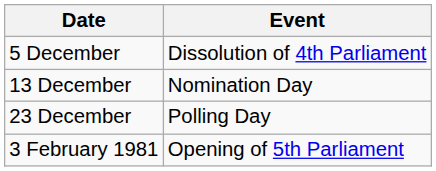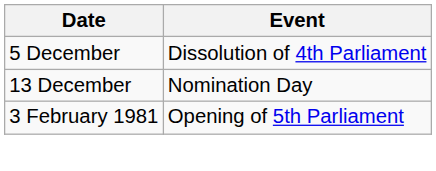- row: (70, 117)
